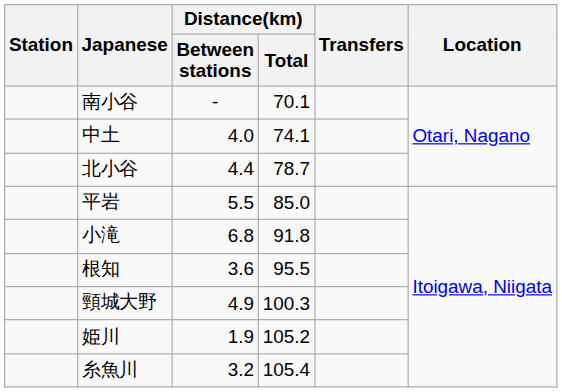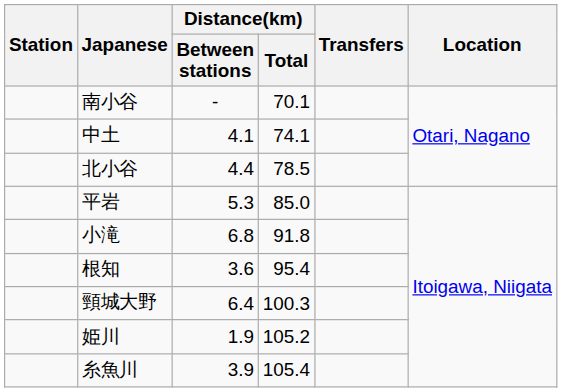(241, 135) 4.0 -> (241, 135) 4.1
(292, 169) 78.7 -> (292, 169) 78.5
(241, 202) 5.5 -> (241, 202) 5.3
(292, 269) 95.5 -> (292, 269) 95.4
(241, 303) 4.9 -> (241, 303) 6.4
(241, 370) 3.2 -> (241, 370) 3.9
